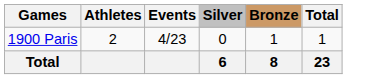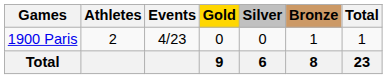+ column: (219, 16)
